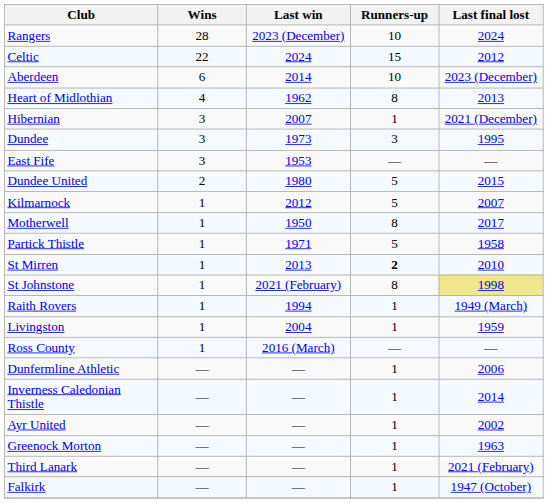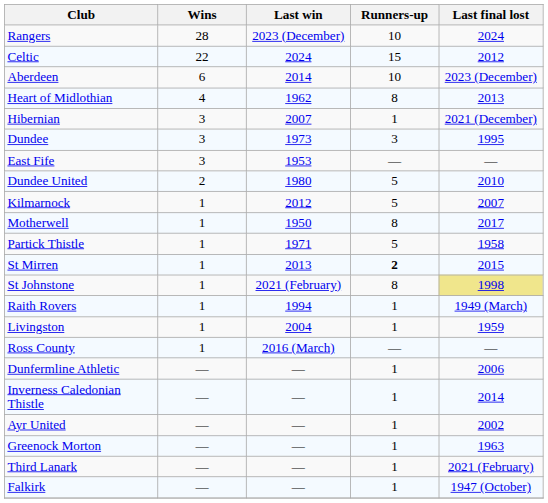(491, 181) 2015 -> (491, 181) 2010
(491, 264) 2010 -> (491, 264) 2015
